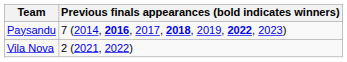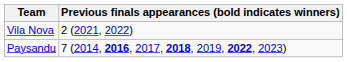rows swapped: (31, 30) <-> (30, 48)
